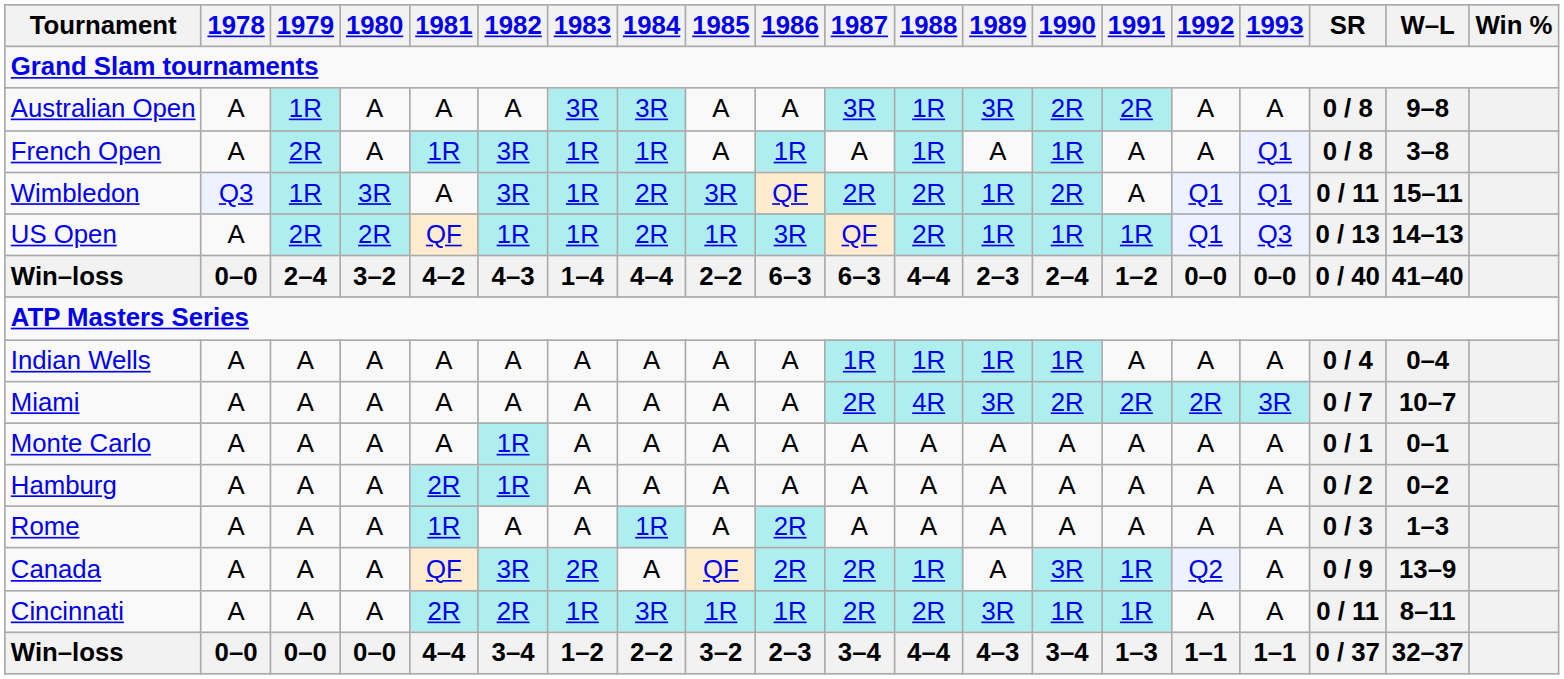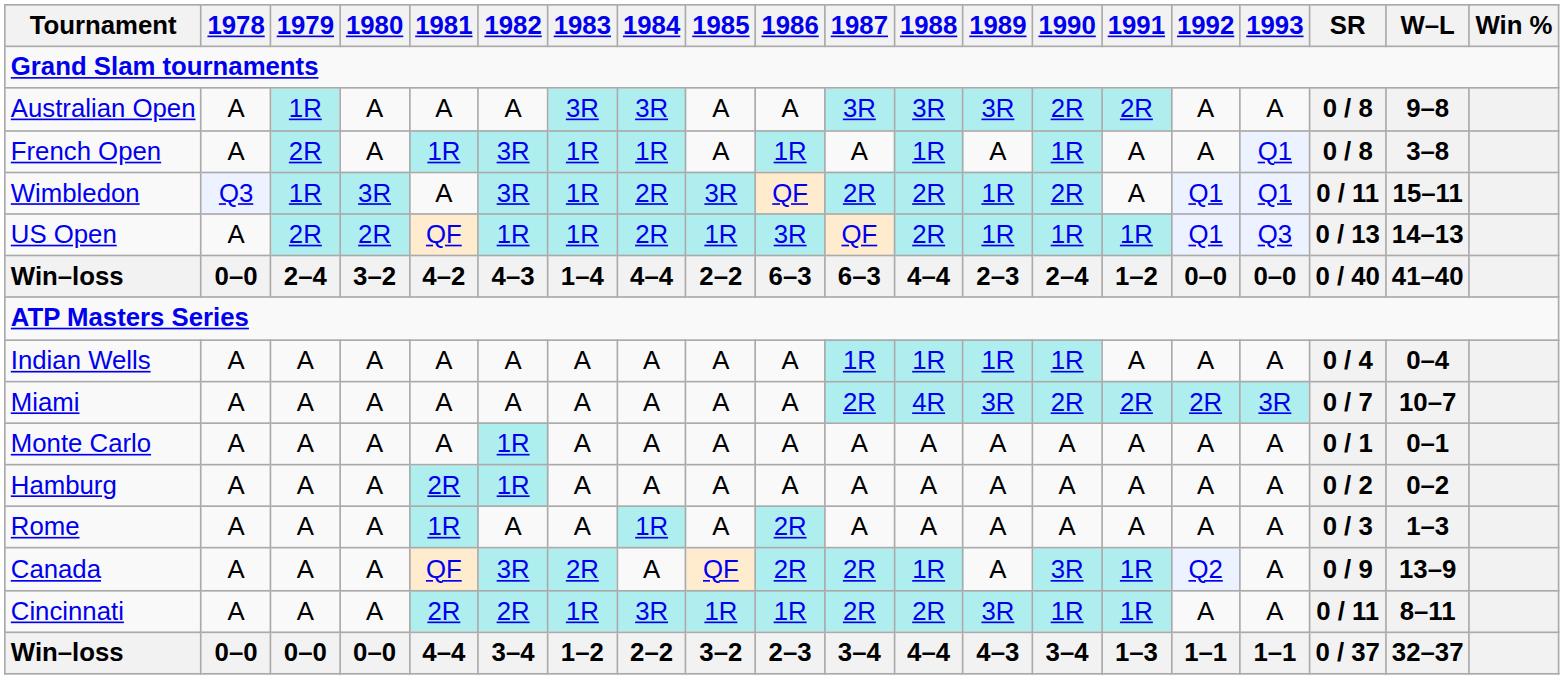(929, 108) 1R -> (929, 108) 3R
